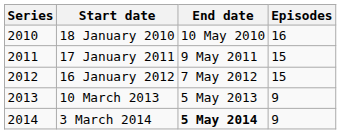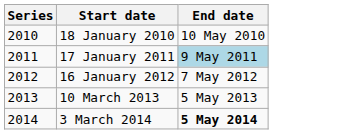- column: (302, 15)
(219, 56) no background -> (219, 56) lightblue background
